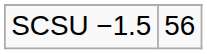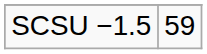(180, 26) 56 -> (180, 26) 59
